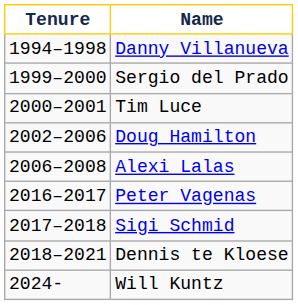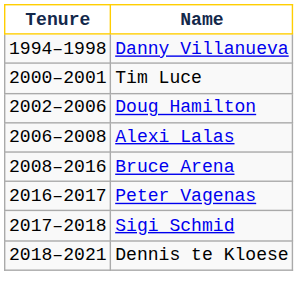- row: (202, 78)
+ row: (175, 167)
- row: (169, 284)
